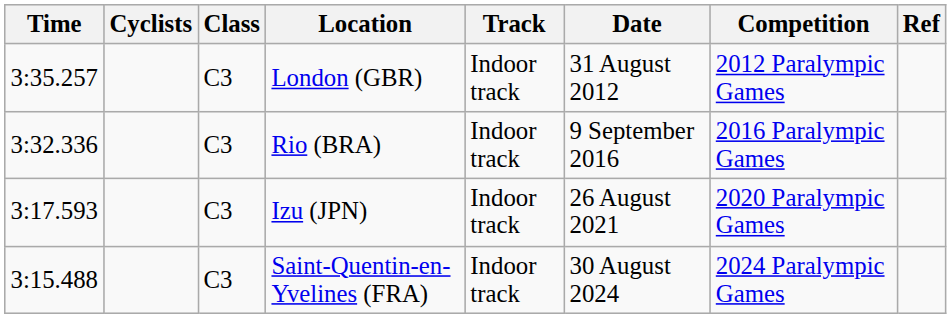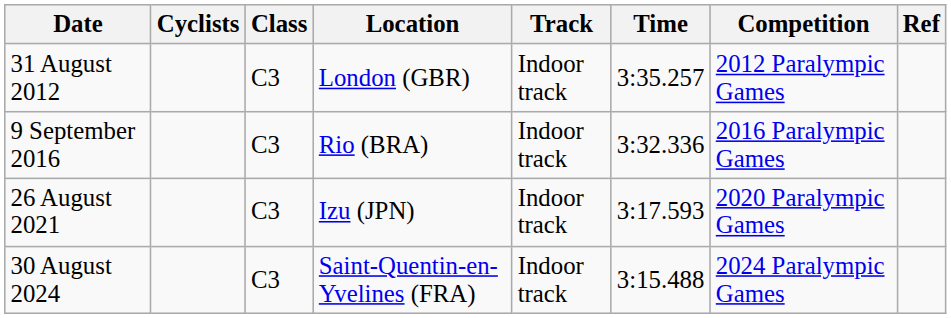columns swapped: (54, 24) <-> (637, 24)
